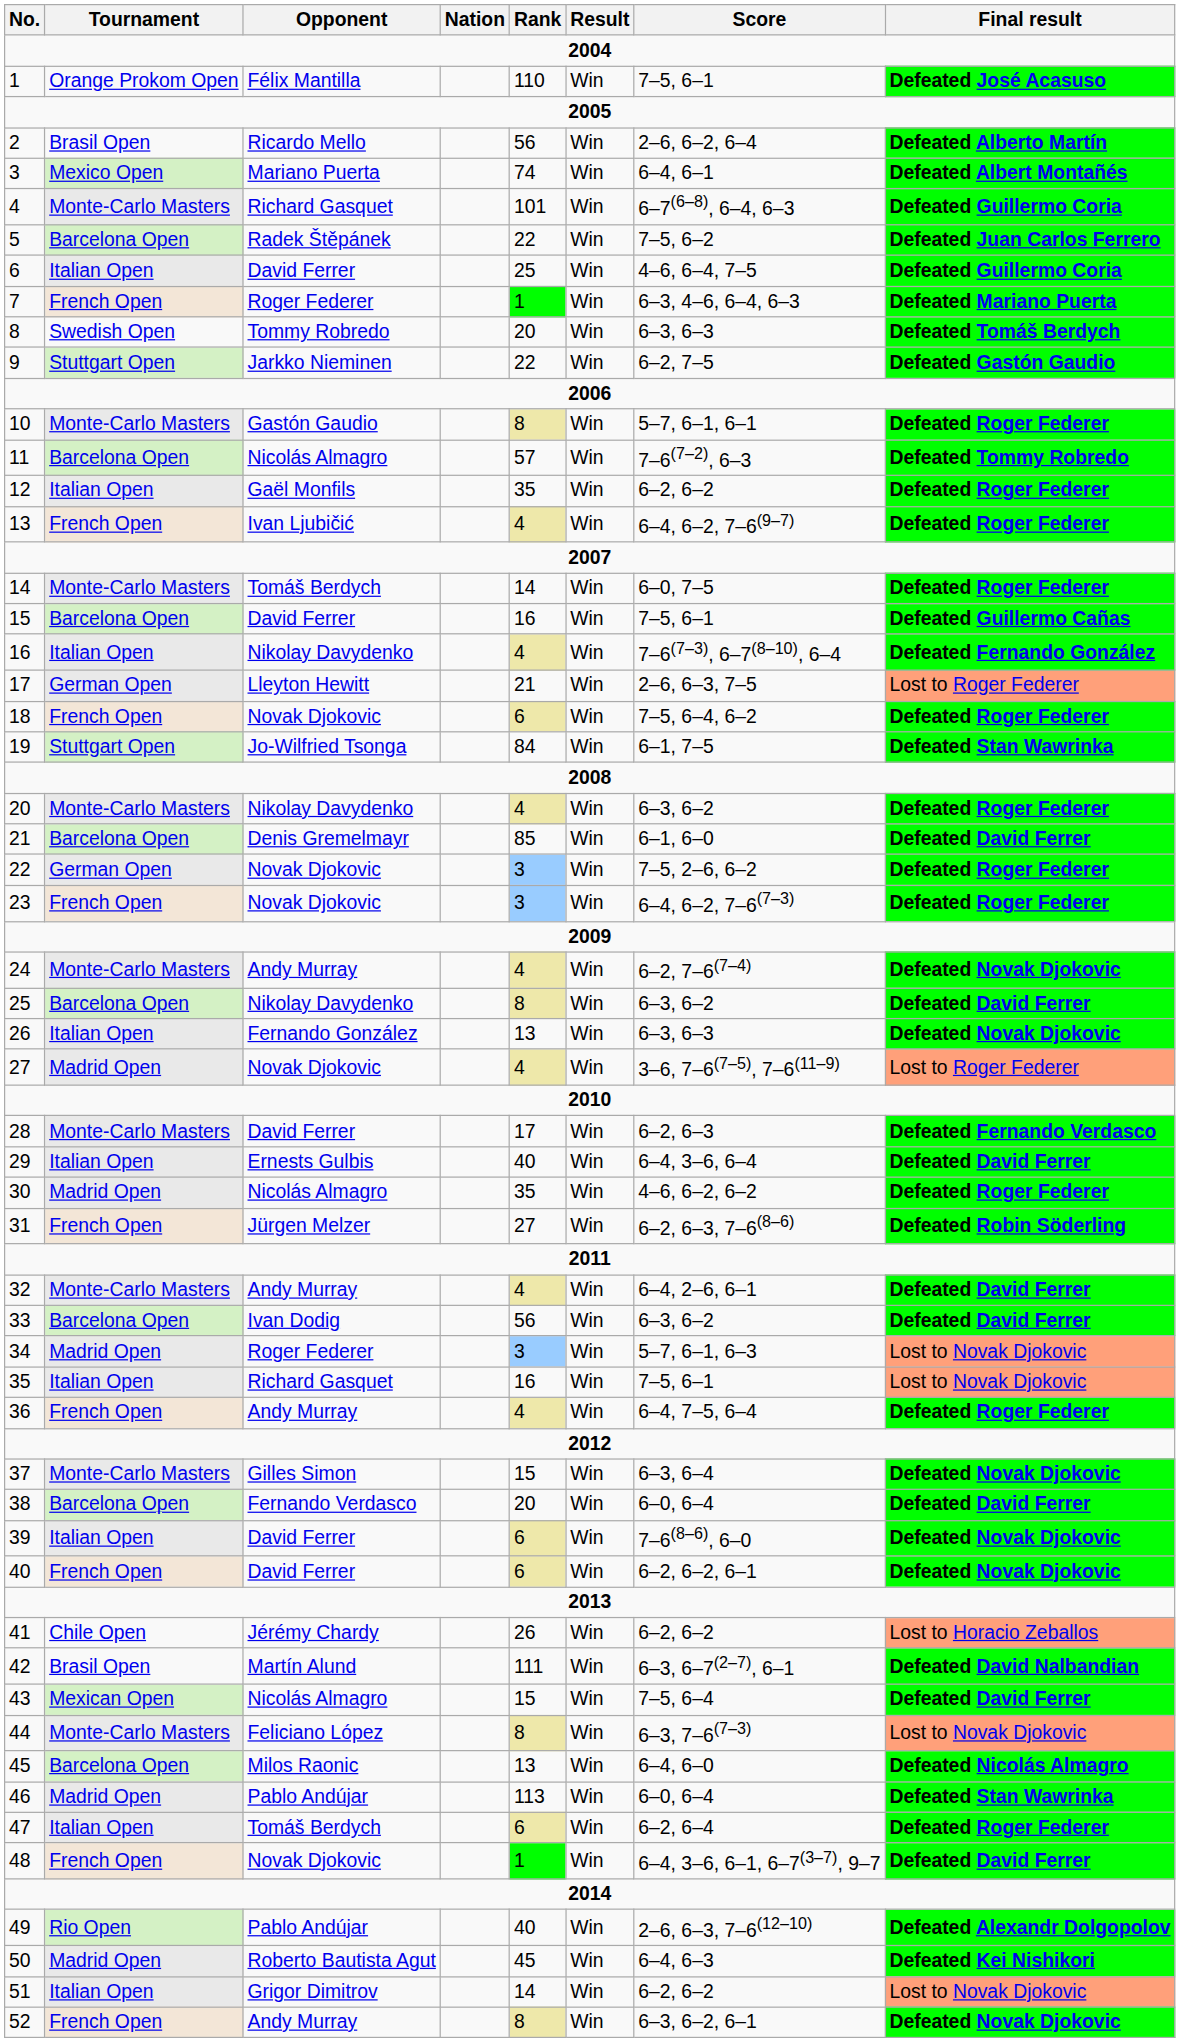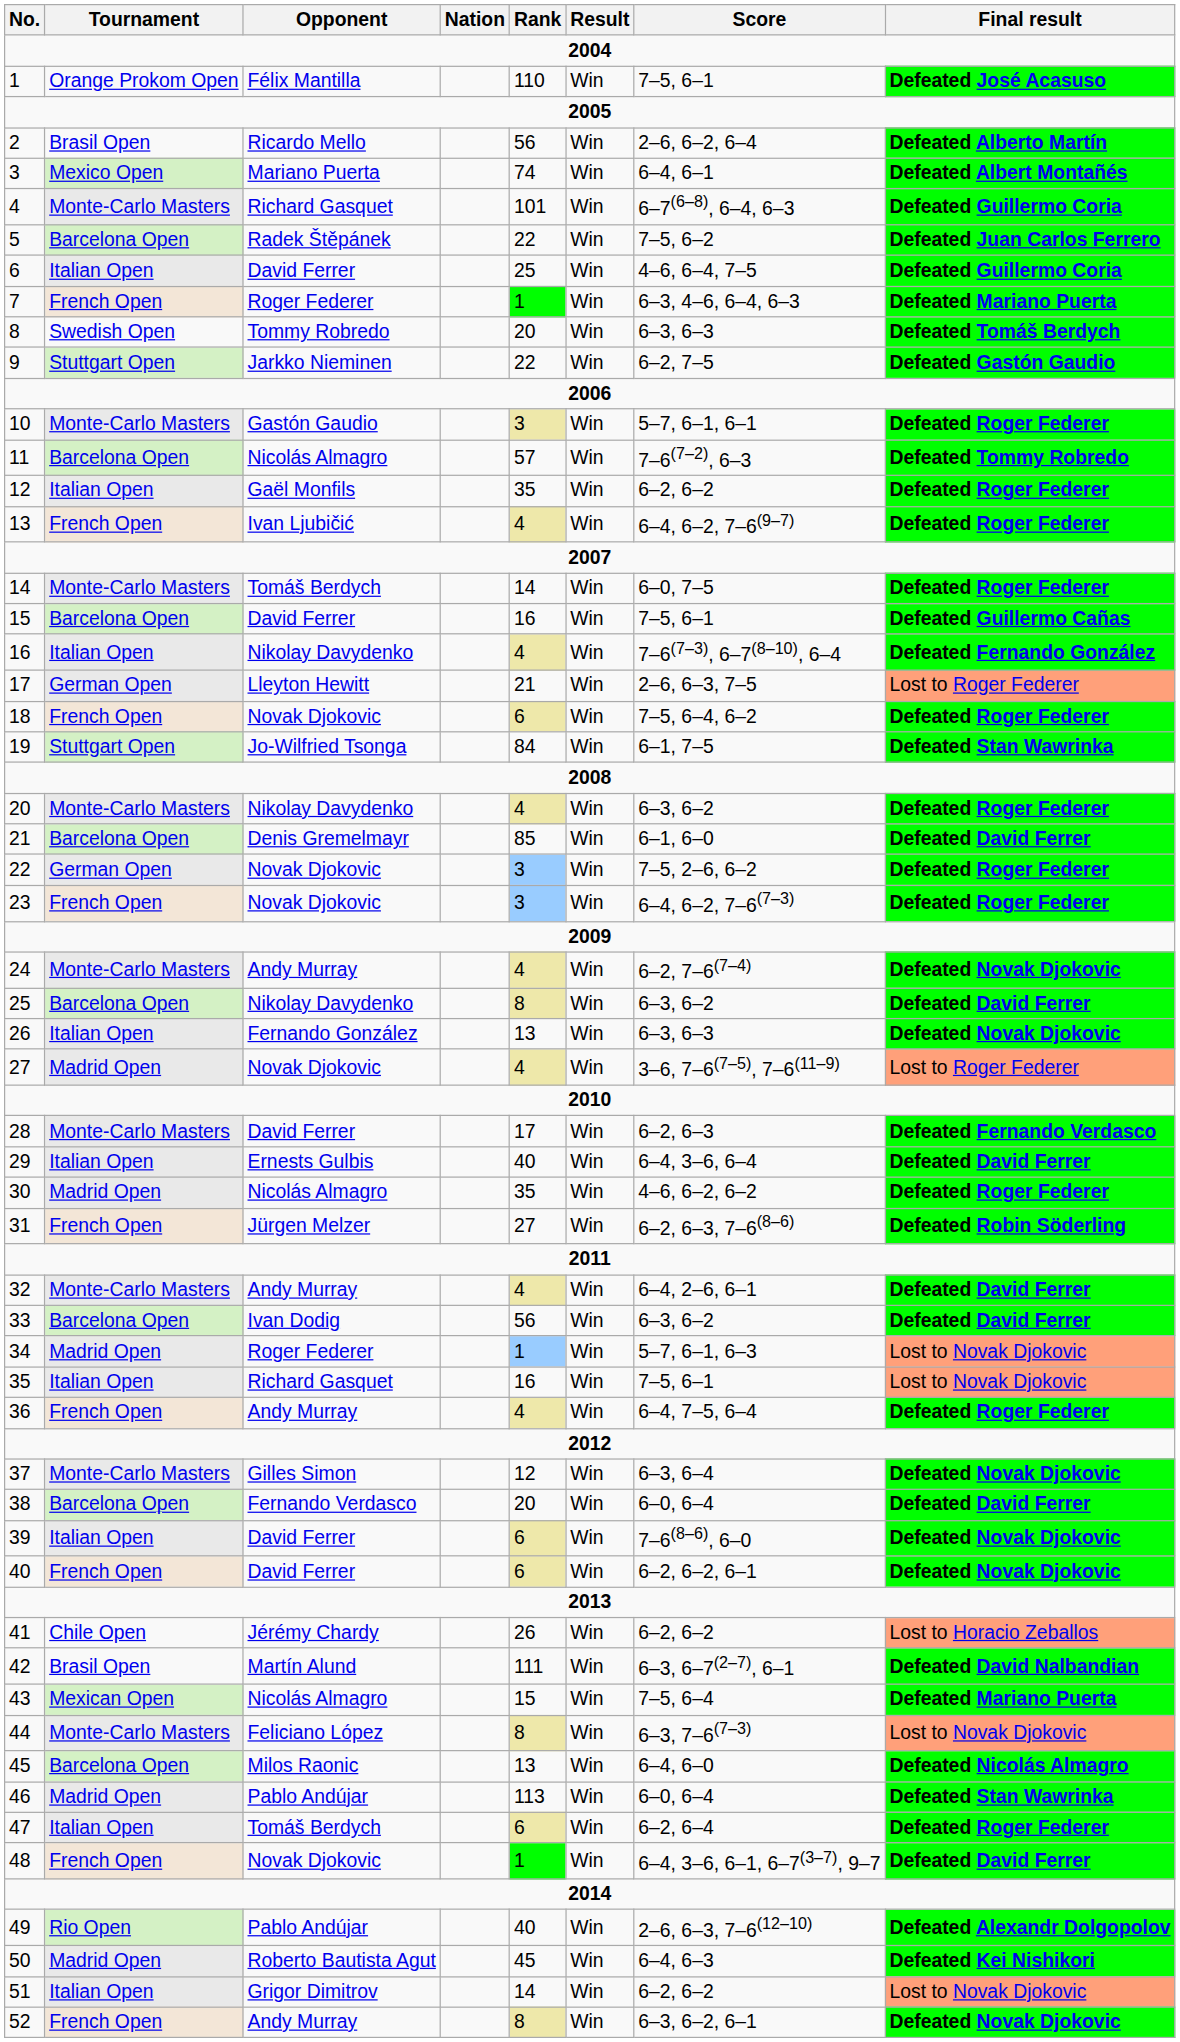(519, 424) 8 -> (519, 424) 3
(519, 1351) 3 -> (519, 1351) 1
(525, 1474) 15 -> (525, 1474) 12
(990, 1699) Defeated David Ferrer -> (1003, 1699) Defeated Mariano Puerta
